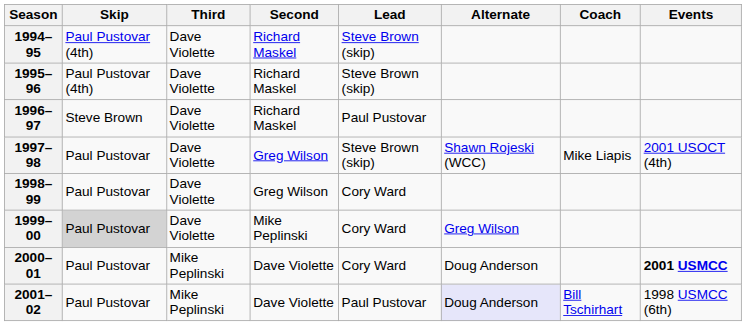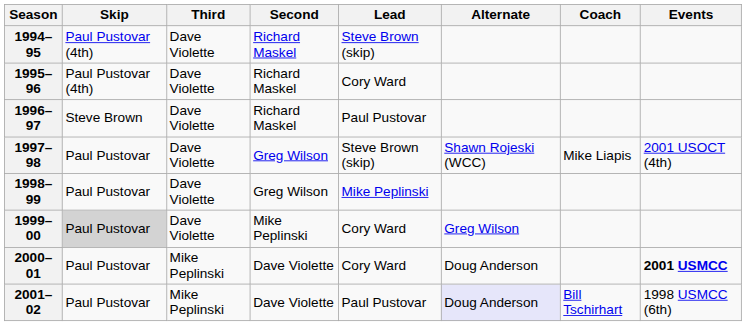(380, 81) Steve Brown (skip) -> (374, 81) Cory Ward
(374, 191) Cory Ward -> (385, 191) Mike Peplinski
